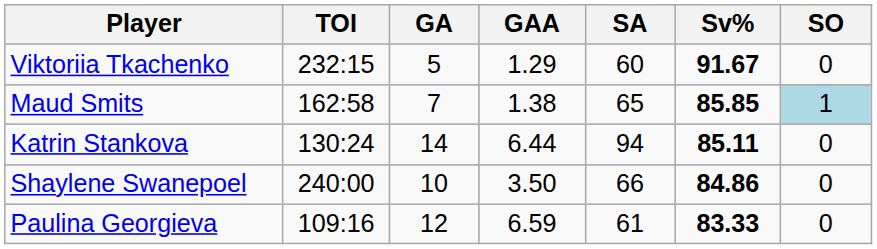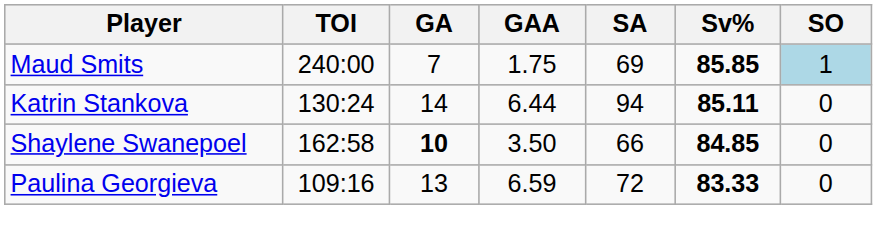- row: (120, 64)
(336, 104) 162:58 -> (336, 64) 240:00
(532, 104) 1.38 -> (532, 64) 1.75
(630, 104) 65 -> (630, 64) 69
(336, 183) 240:00 -> (336, 143) 162:58
(434, 183) normal -> (434, 143) bold
(728, 183) 84.86 -> (728, 143) 84.85
(434, 223) 12 -> (434, 183) 13
(630, 223) 61 -> (630, 183) 72
